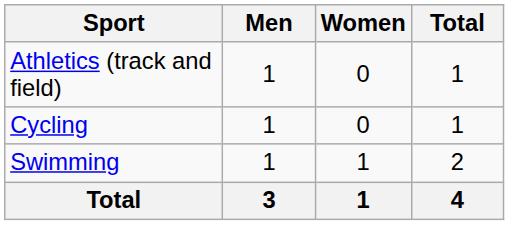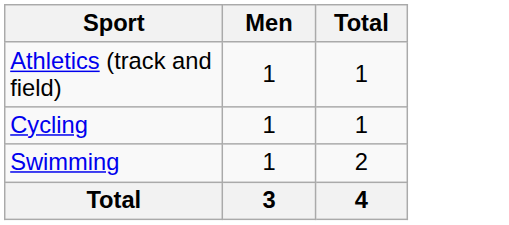- column: (363, 23)
